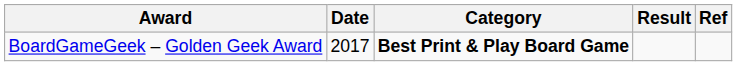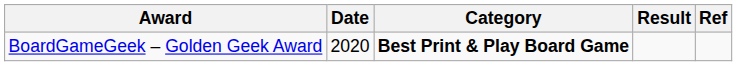(350, 46) 2017 -> (350, 46) 2020
